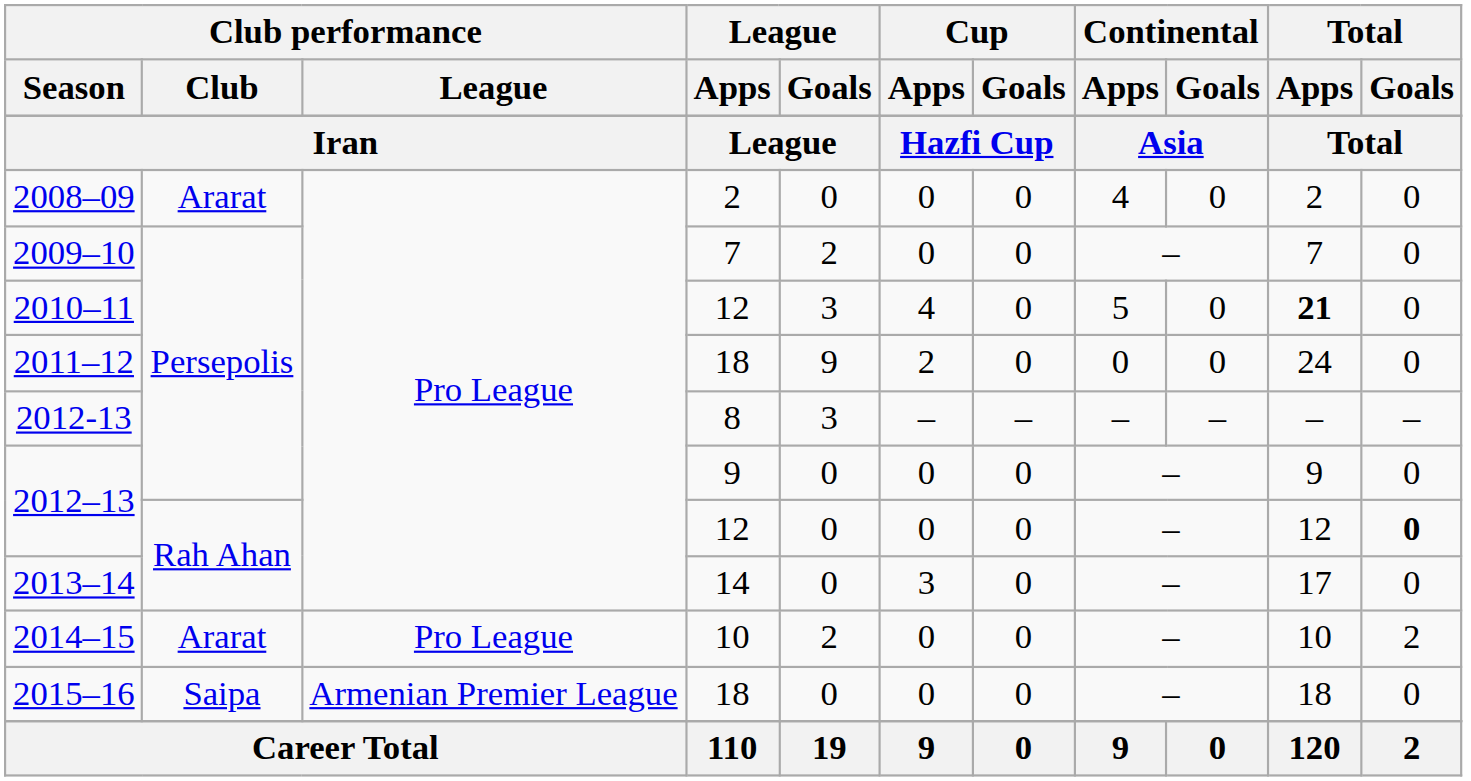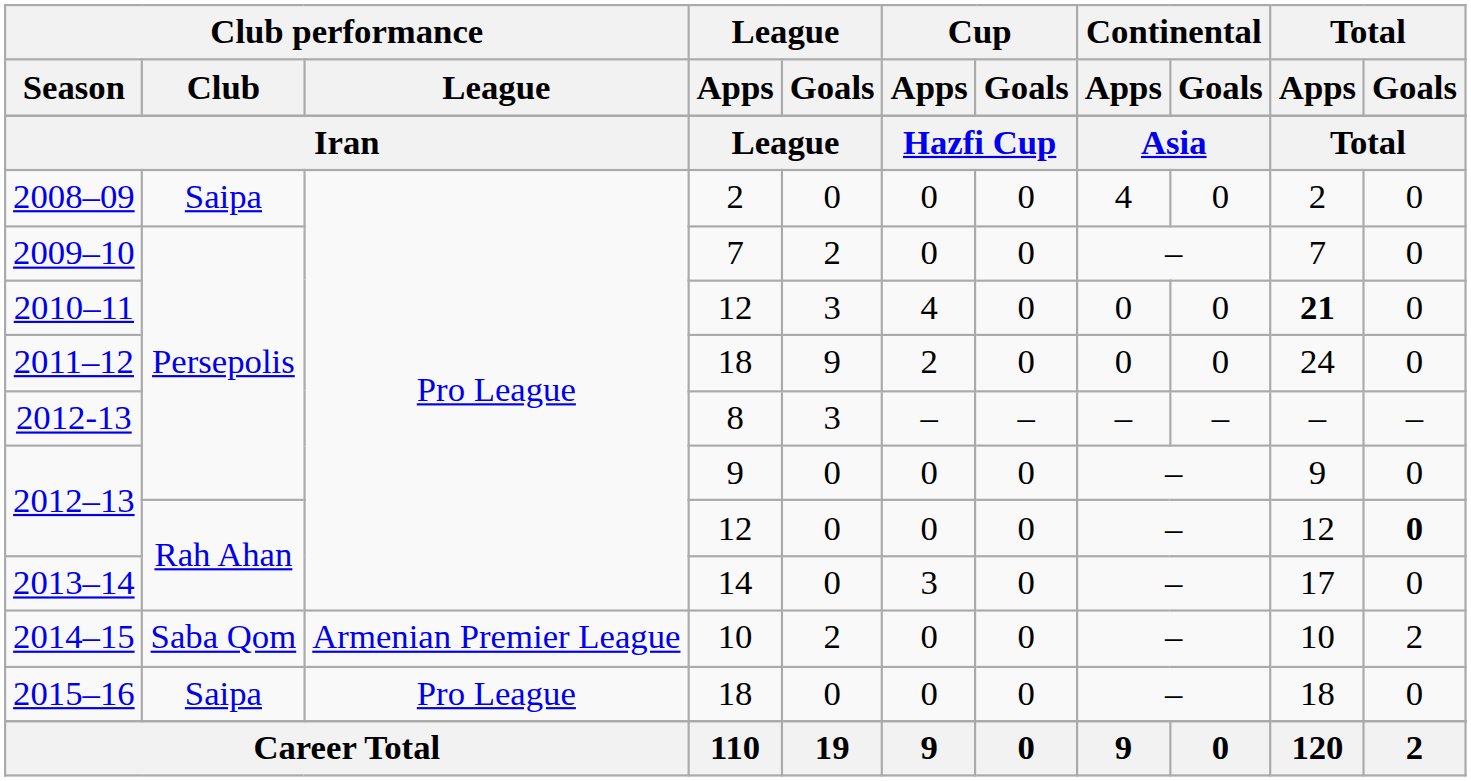(222, 197) Ararat -> (223, 197) Saipa
(1120, 307) 5 -> (1123, 307) 0
(222, 637) Ararat -> (223, 637) Saba Qom
(493, 637) Pro League -> (496, 637) Armenian Premier League
(493, 692) Armenian Premier League -> (496, 692) Pro League
